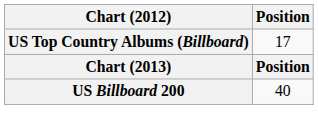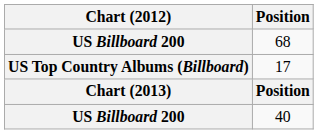+ row: (283, 41)
